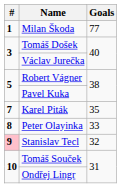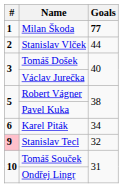(94, 28) normal -> (96, 28) bold
+ row: (54, 45)
(9, 110) 7 -> (9, 126) 6
(94, 110) 35 -> (96, 126) 34
- row: (52, 126)
